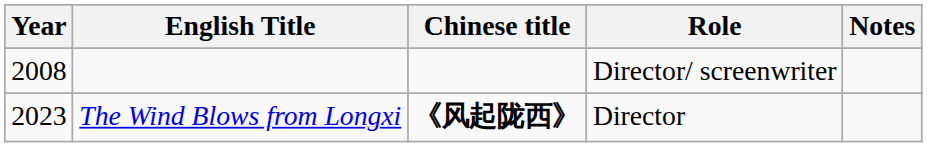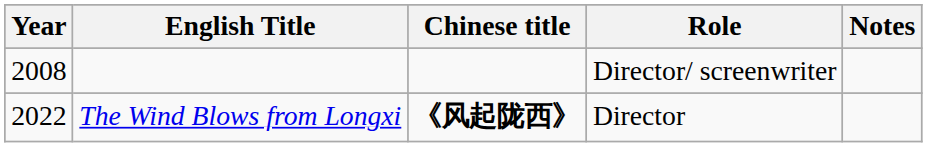(39, 116) 2023 -> (39, 116) 2022
